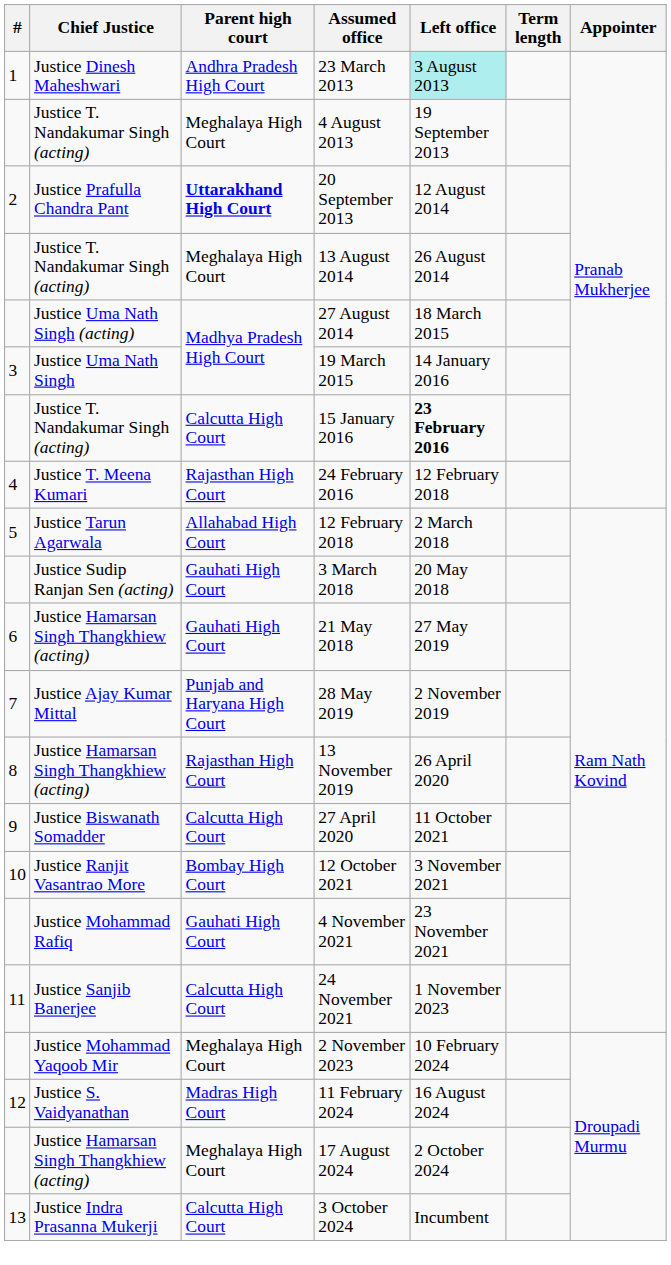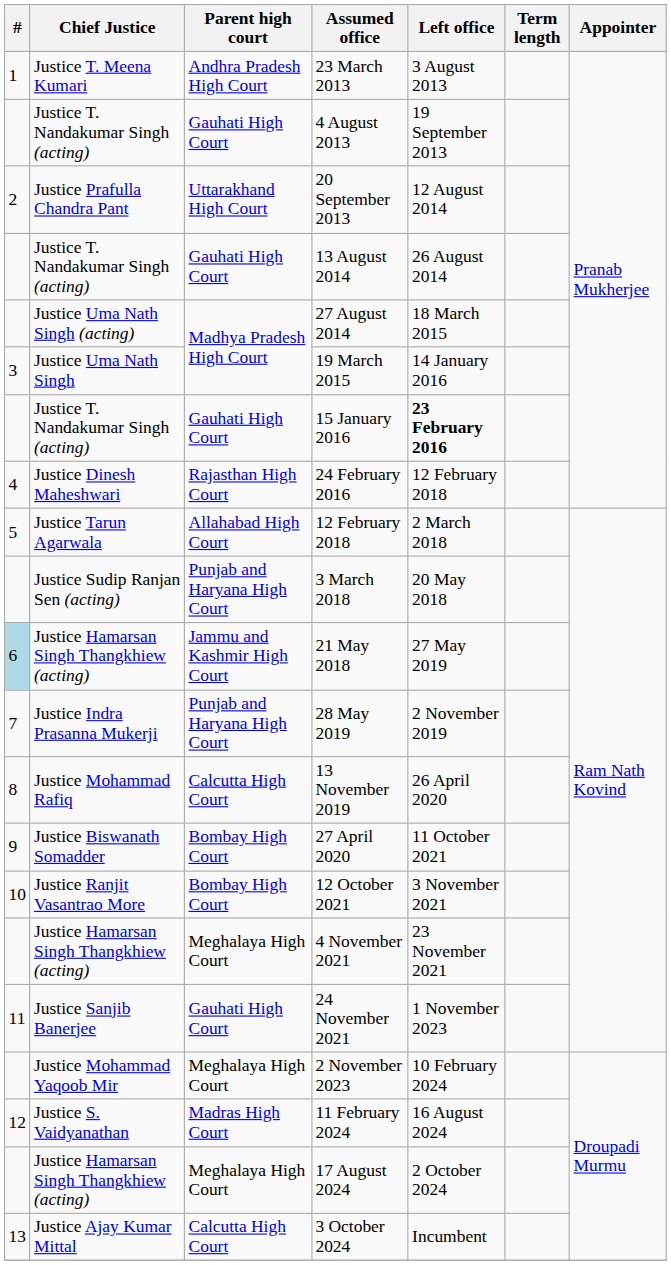(85, 75) Justice Dinesh Maheshwari -> (93, 75) Justice T. Meena Kumari
(445, 75) paleturquoise background -> (443, 75) no background
(244, 132) Meghalaya High Court -> (236, 132) Gauhati High Court
(234, 199) bold -> (232, 199) normal
(244, 266) Meghalaya High Court -> (236, 266) Gauhati High Court
(234, 427) Calcutta High Court -> (236, 427) Gauhati High Court
(93, 484) Justice T. Meena Kumari -> (85, 484) Justice Dinesh Maheshwari
(233, 579) Gauhati High Court -> (238, 589) Punjab and Haryana High Court
(13, 636) no background -> (13, 656) lightblue background
(233, 636) Gauhati High Court -> (238, 656) Jammu and Kashmir High Court
(103, 703) Justice Ajay Kumar Mittal -> (96, 723) Justice Indra Prasanna Mukerji
(100, 770) Justice Hamarsan Singh Thangkhiew (acting) -> (102, 789) Justice Mohammad Rafiq
(240, 770) Rajasthan High Court -> (237, 789) Calcutta High Court
(234, 827) Calcutta High Court -> (238, 847) Bombay High Court
(102, 931) Justice Mohammad Rafiq -> (100, 951) Justice Hamarsan Singh Thangkhiew (acting)
(233, 931) Gauhati High Court -> (247, 951) Meghalaya High Court
(234, 998) Calcutta High Court -> (236, 1018) Gauhati High Court
(96, 1217) Justice Indra Prasanna Mukerji -> (103, 1236) Justice Ajay Kumar Mittal
